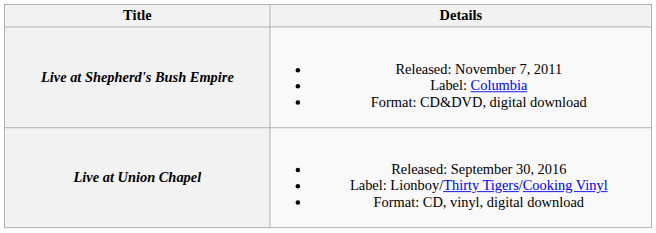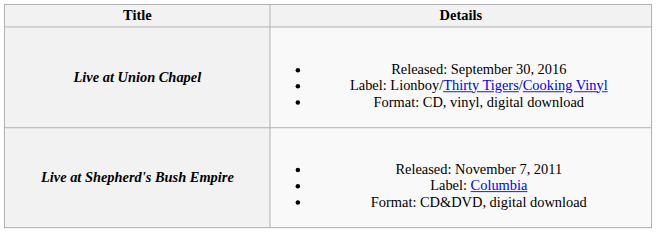rows swapped: (137, 77) <-> (137, 177)
